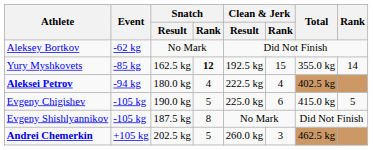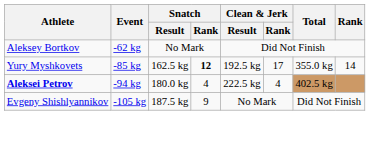(280, 66) 15 -> (278, 66) 17
- row: (46, 101)
(208, 119) 8 -> (206, 101) 9
- row: (50, 136)
